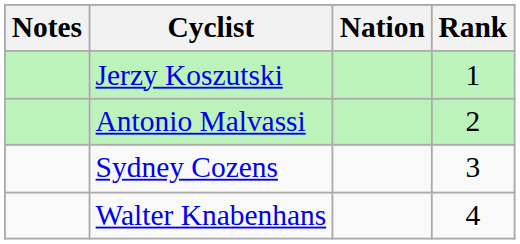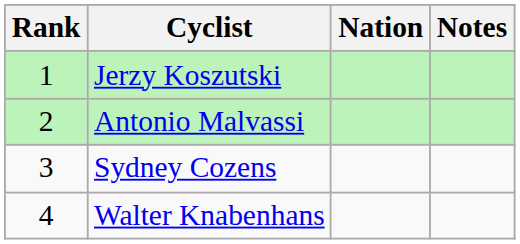columns swapped: (473, 27) <-> (47, 27)
